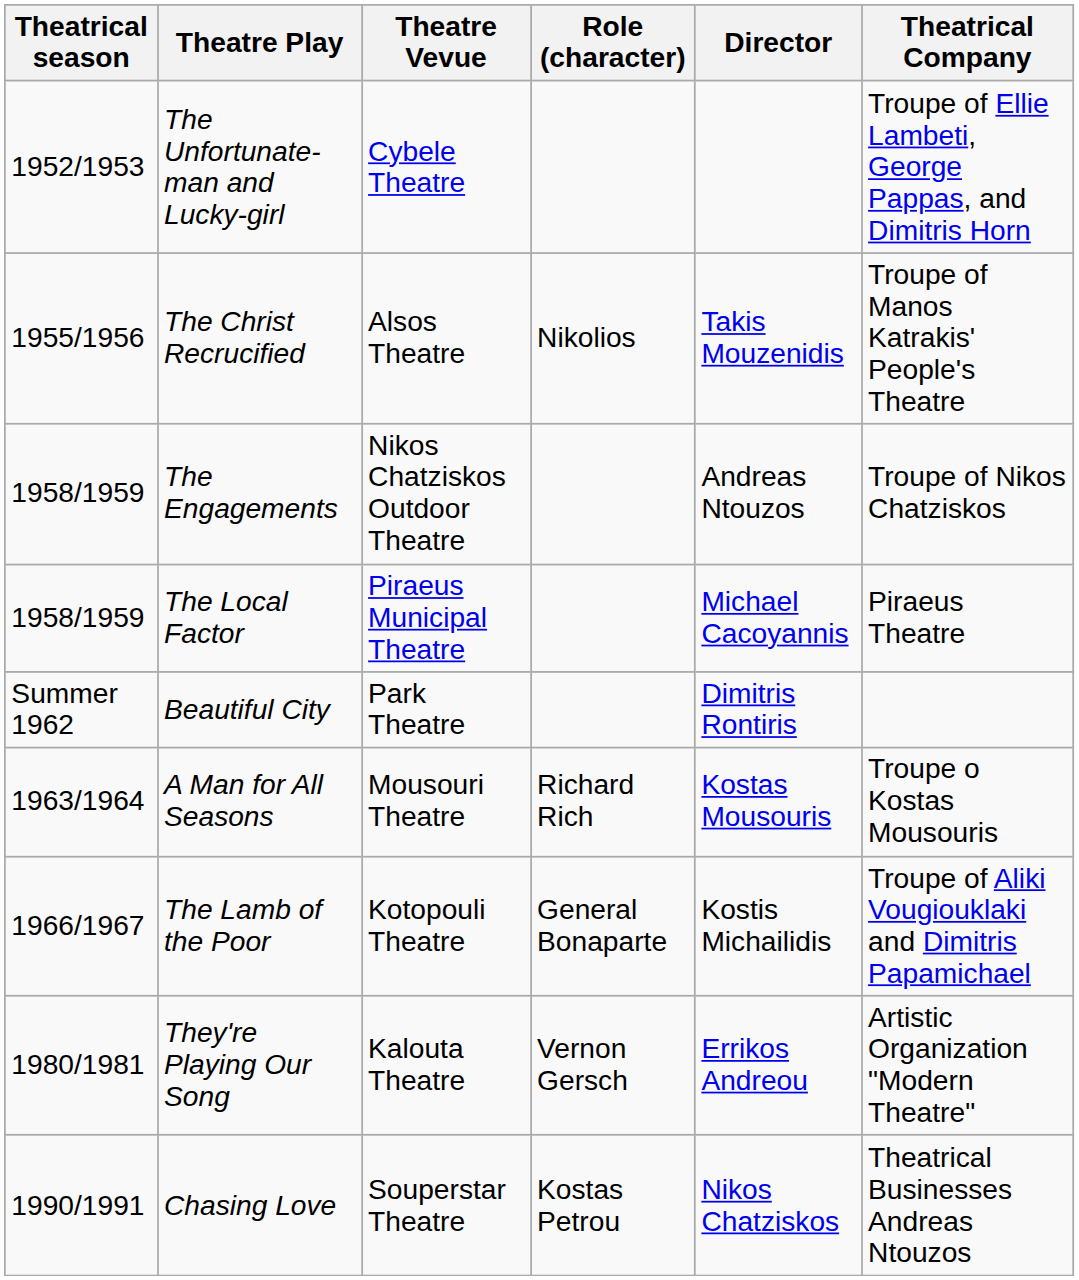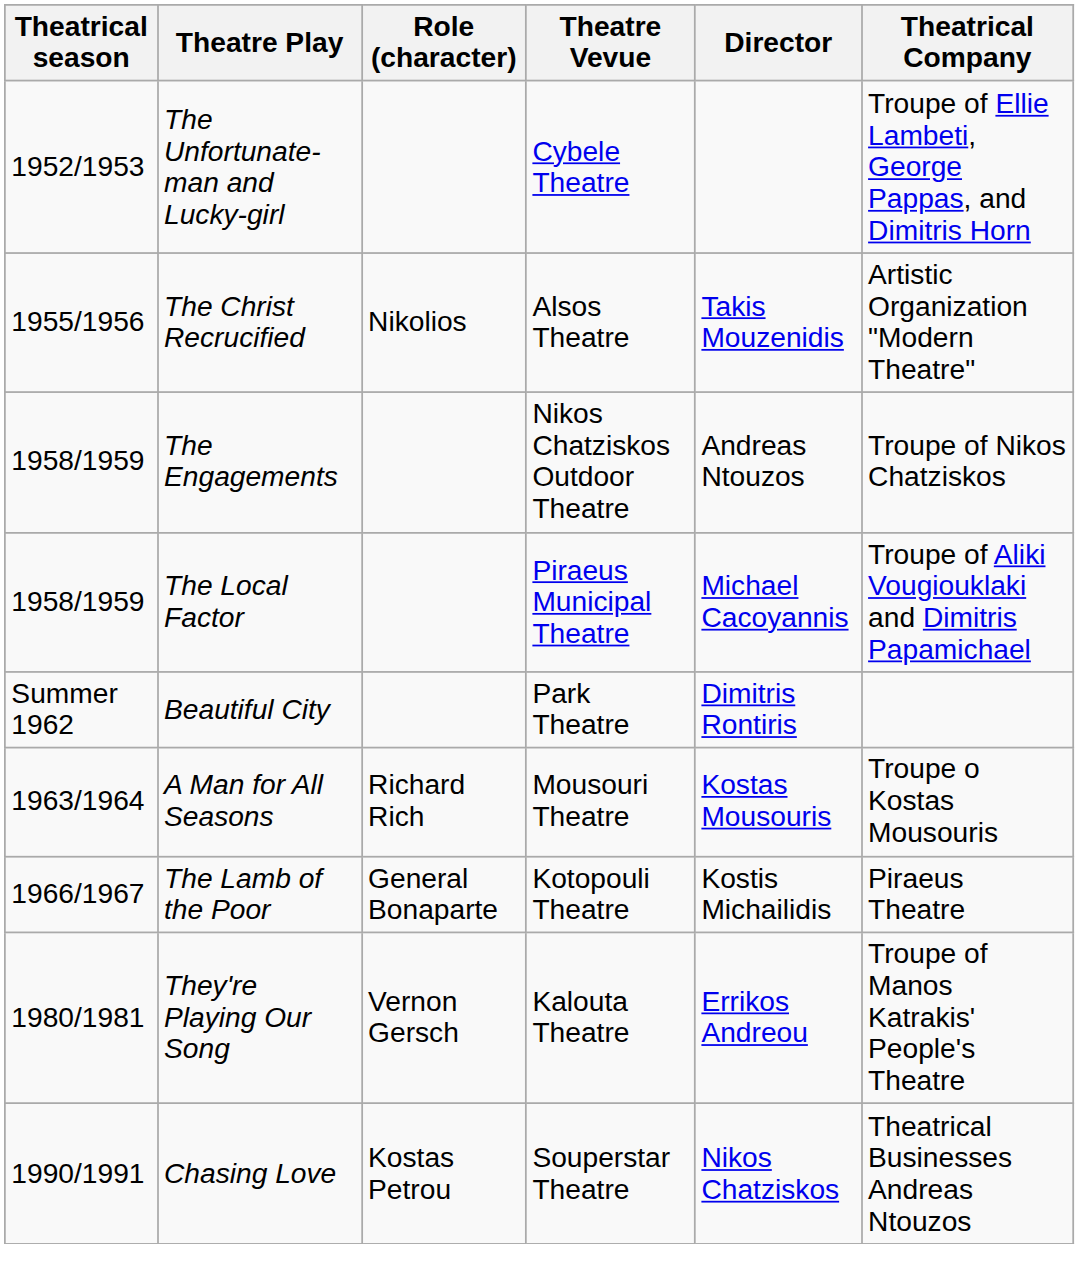columns swapped: (613, 42) <-> (446, 42)
(928, 337) Troupe of Manos Katrakis' People's Theatre -> (948, 322) Artistic Organization "Modern Theatre"
(917, 617) Piraeus Theatre -> (957, 601) Troupe of Aliki Vougiouklaki and Dimitris Papamichael
(957, 925) Troupe of Aliki Vougiouklaki and Dimitris Papamichael -> (917, 893) Piraeus Theatre
(948, 1065) Artistic Organization "Modern Theatre" -> (928, 1017) Troupe of Manos Katrakis' People's Theatre
